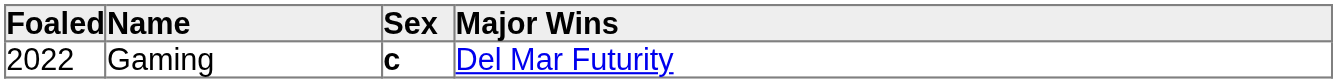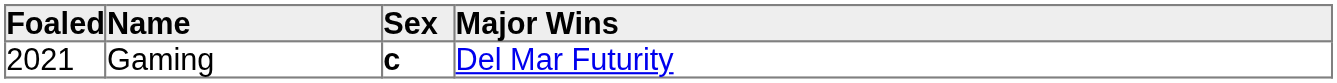(40, 59) 2022 -> (40, 59) 2021
